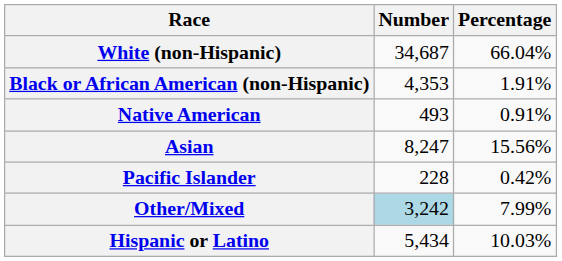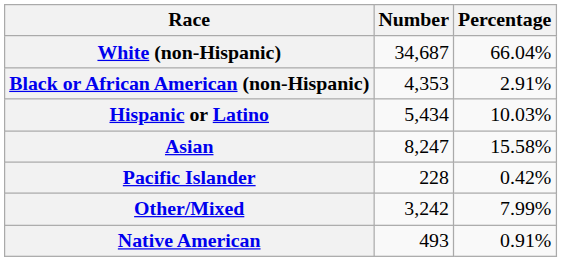(526, 83) 1.91% -> (526, 83) 2.91%
rows swapped: (189, 114) <-> (189, 240)
(521, 146) 15.56% -> (521, 146) 15.58%
(427, 209) lightblue background -> (427, 209) no background
